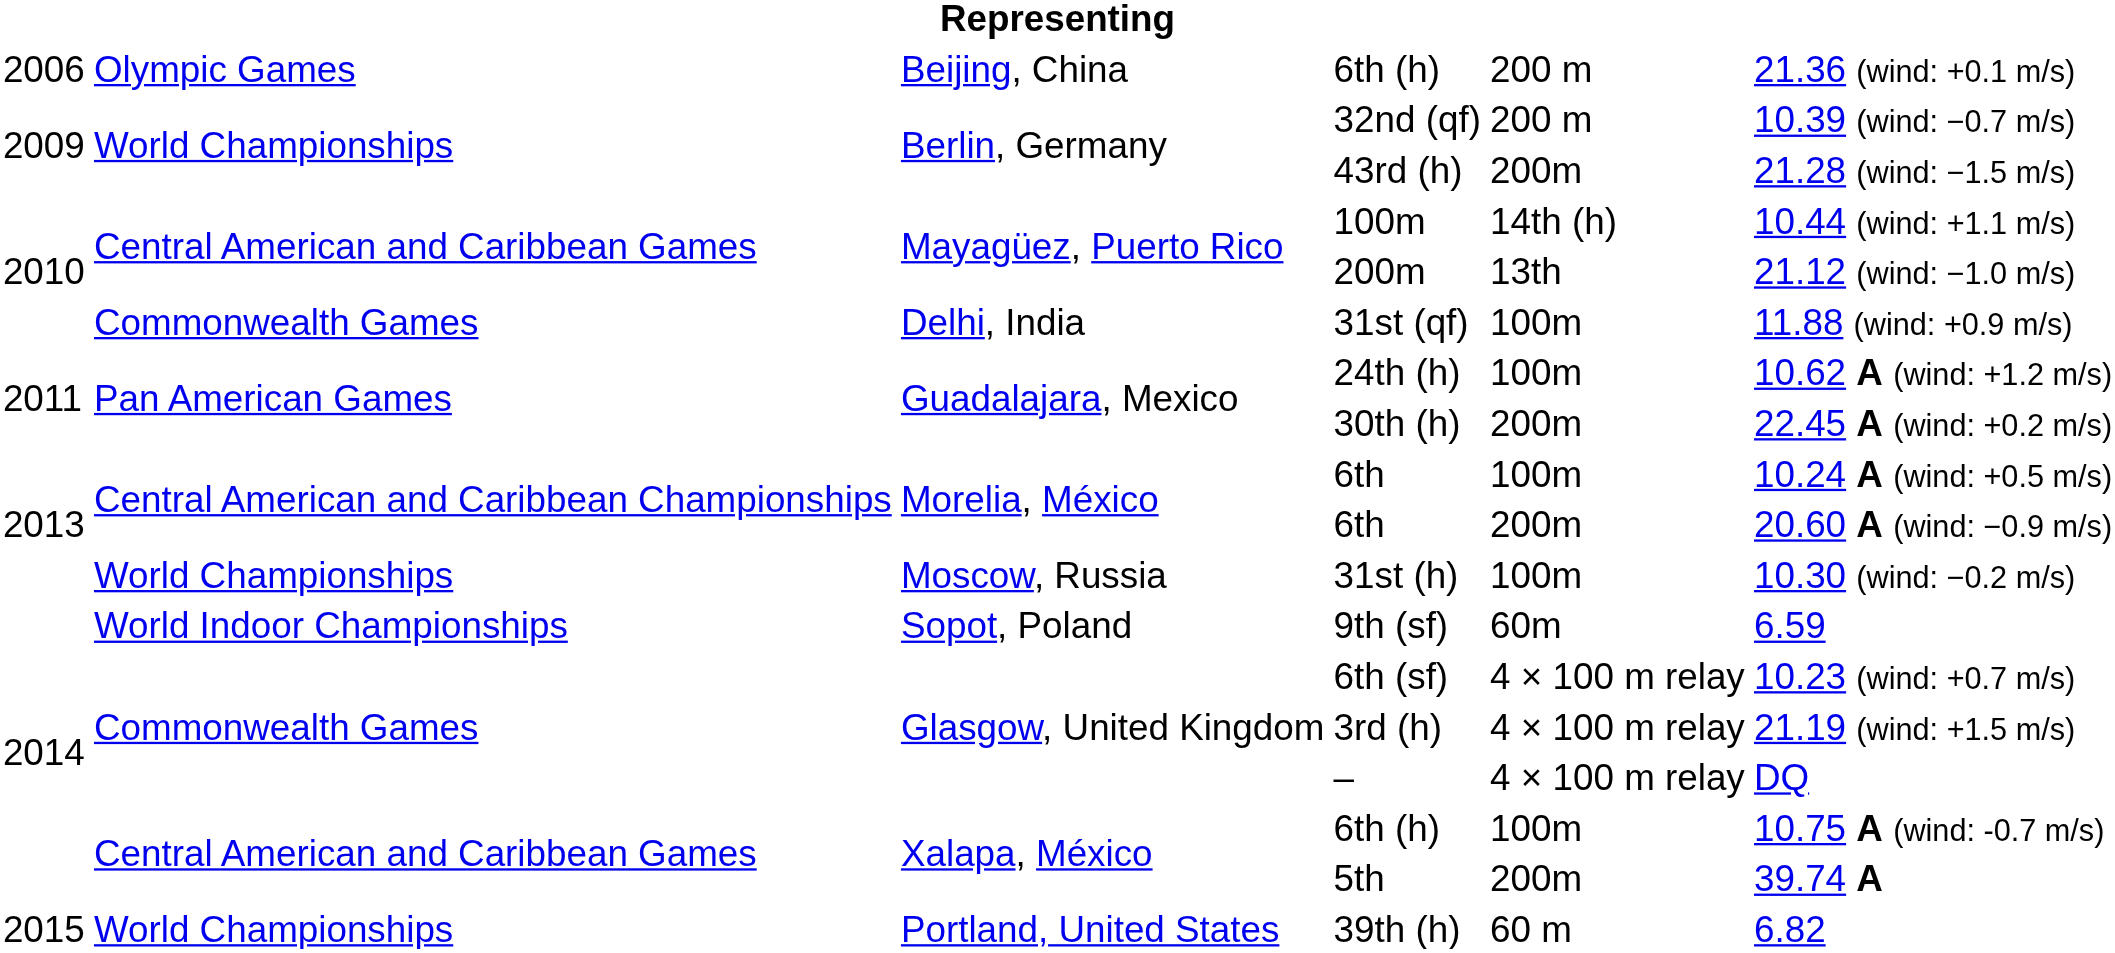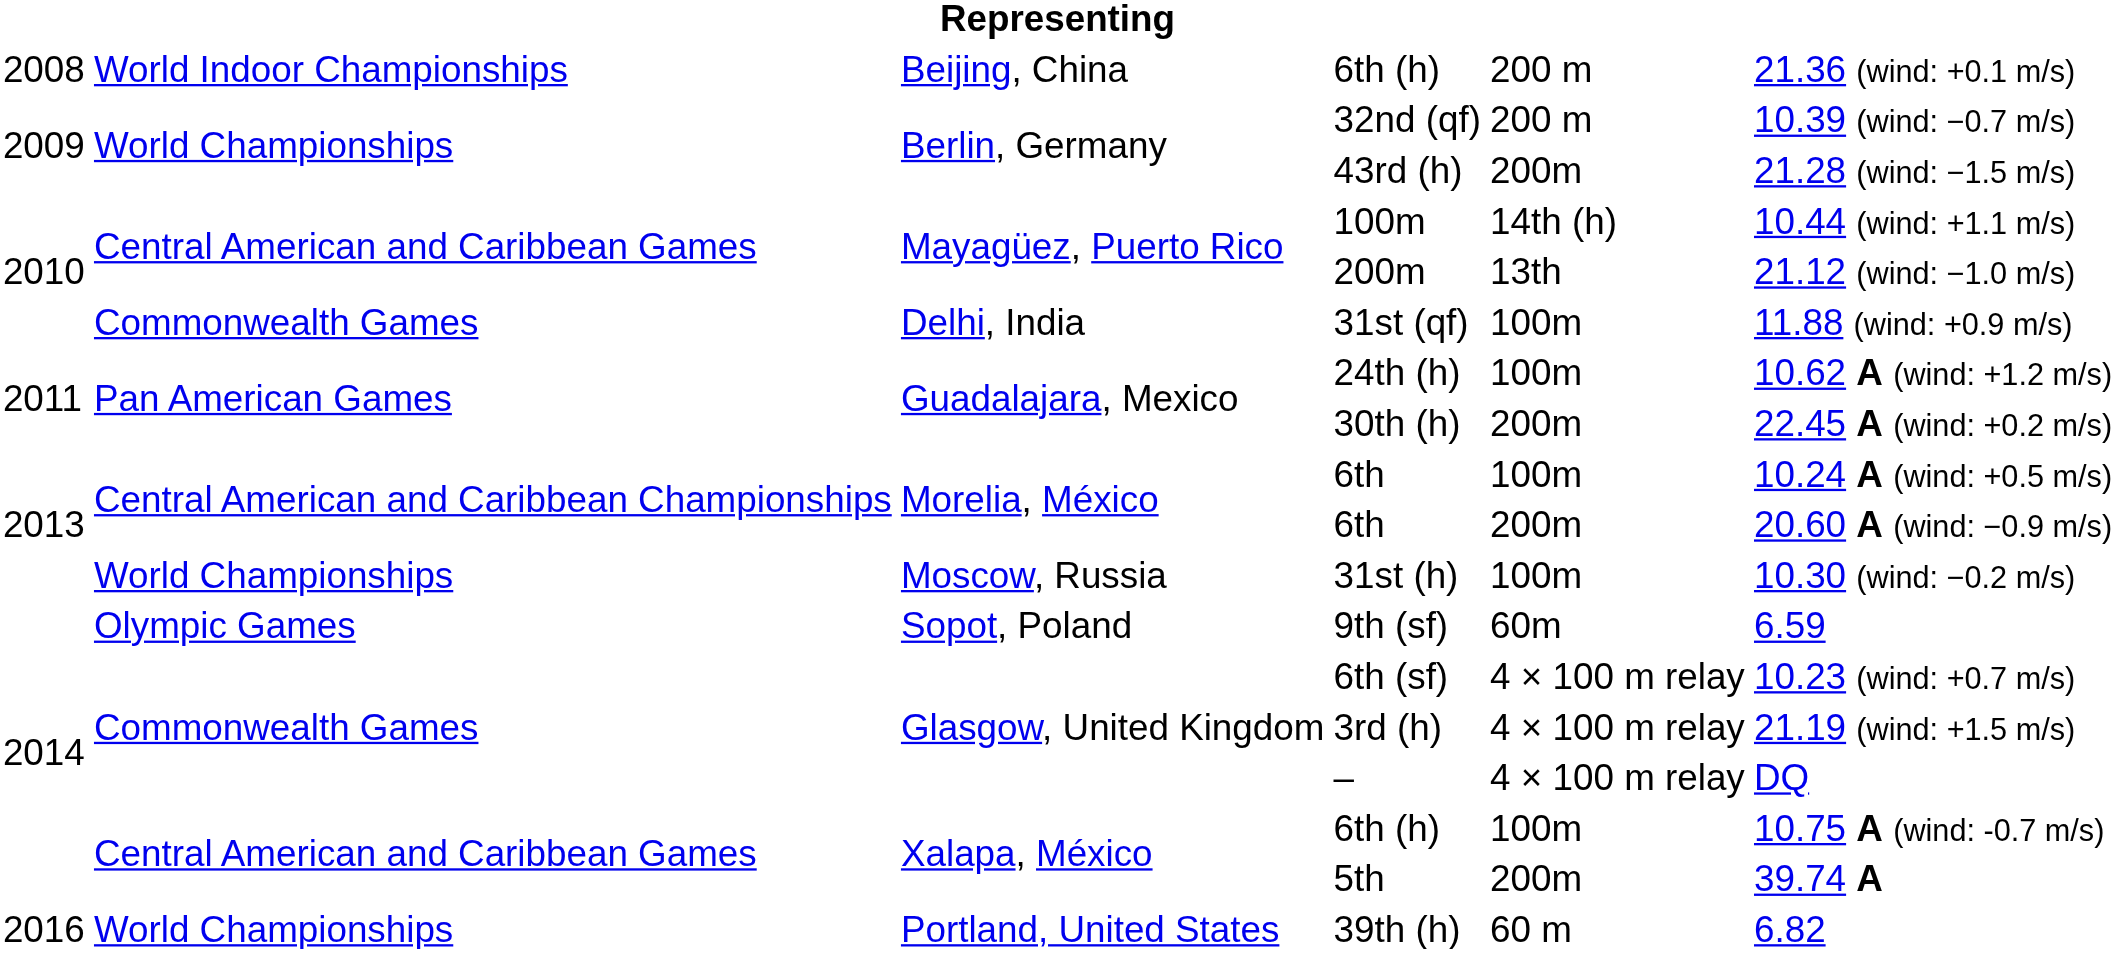(44, 69) 2006 -> (44, 69) 2008
(225, 69) Olympic Games -> (331, 69) World Indoor Championships
(331, 626) World Indoor Championships -> (225, 626) Olympic Games
(44, 929) 2015 -> (44, 929) 2016
